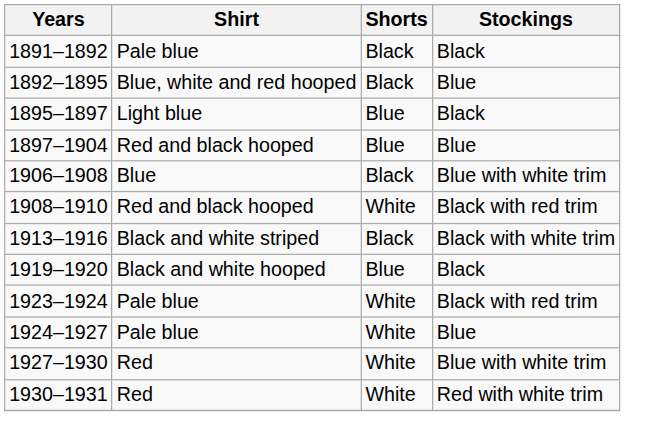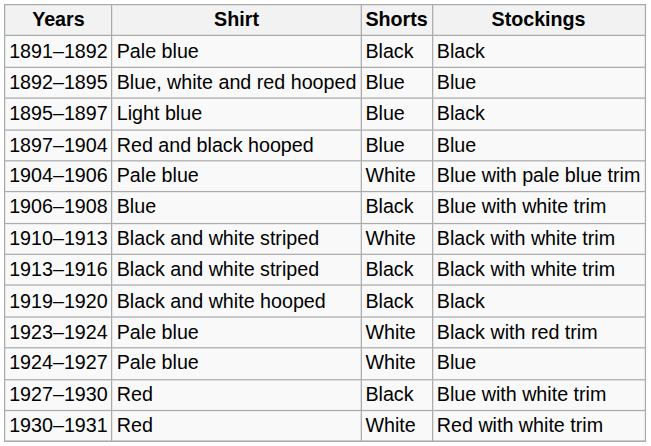(389, 82) Black -> (385, 82) Blue
+ row: (58, 176)
- row: (58, 207)
+ row: (58, 238)
(385, 269) Blue -> (389, 301) Black
(391, 363) White -> (389, 394) Black
